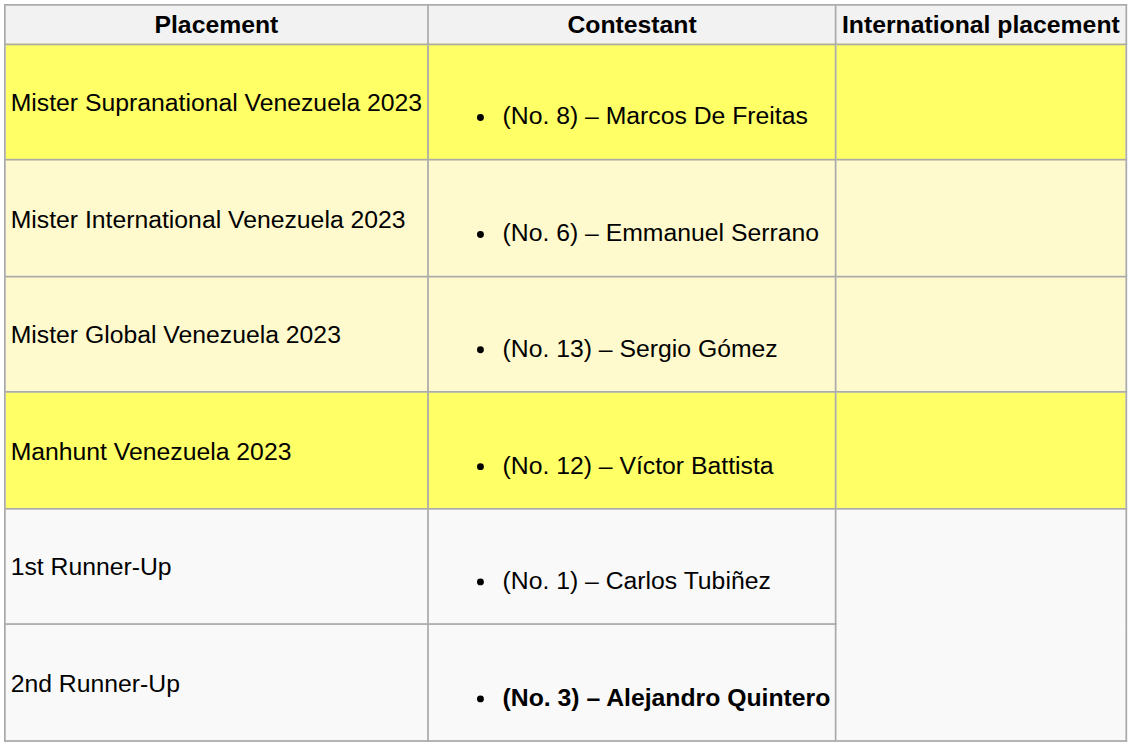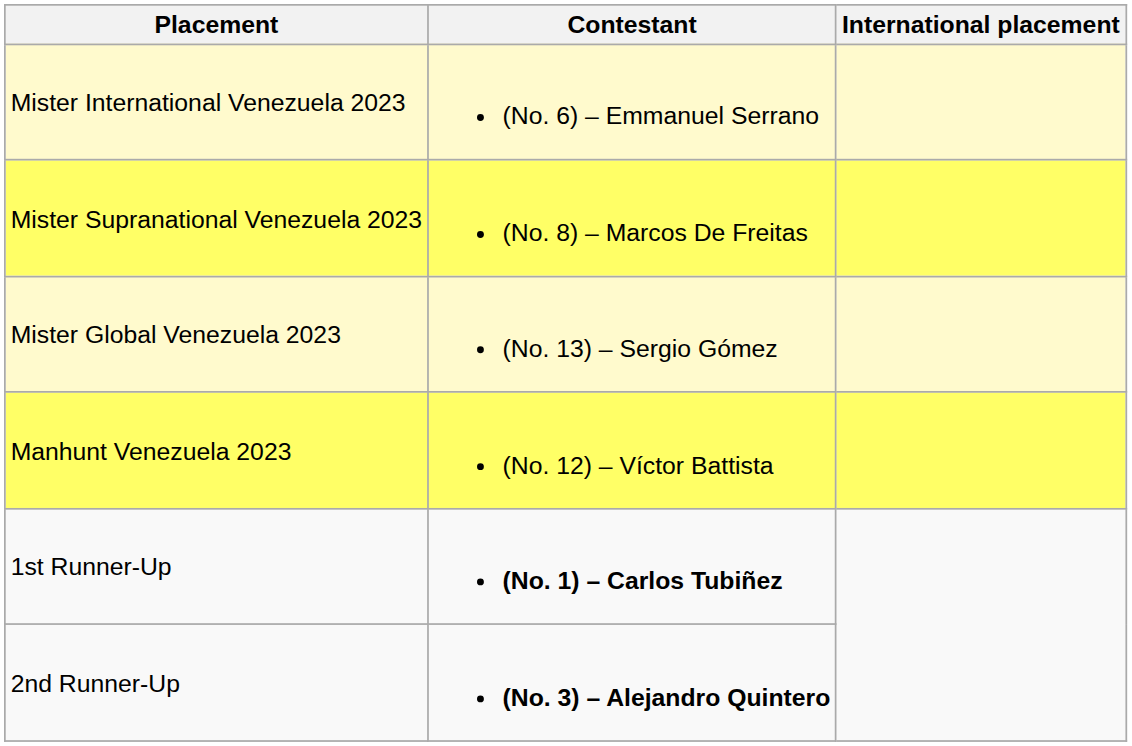rows swapped: (216, 102) <-> (208, 219)
(632, 581) normal -> (632, 581) bold
